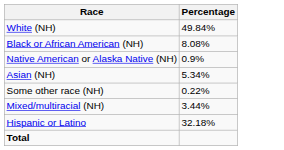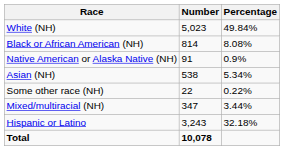+ column: (200, 12)
